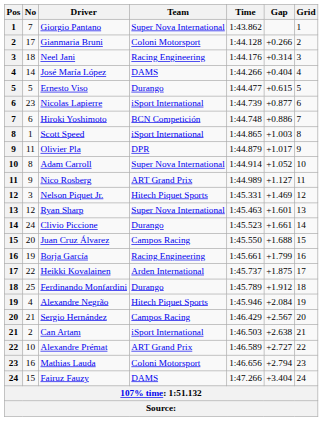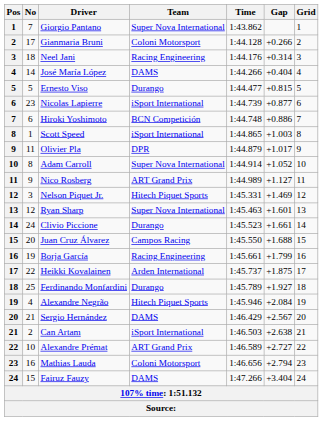(279, 88) +0.615 -> (279, 88) +0.815
(279, 286) +1.912 -> (279, 286) +1.927
(161, 316) Campos Racing -> (145, 316) DAMS
